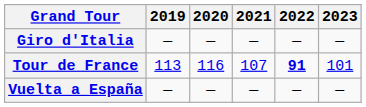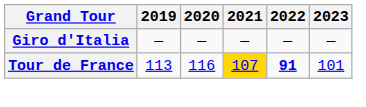(254, 65) no background -> (245, 65) gold background
- row: (75, 90)
